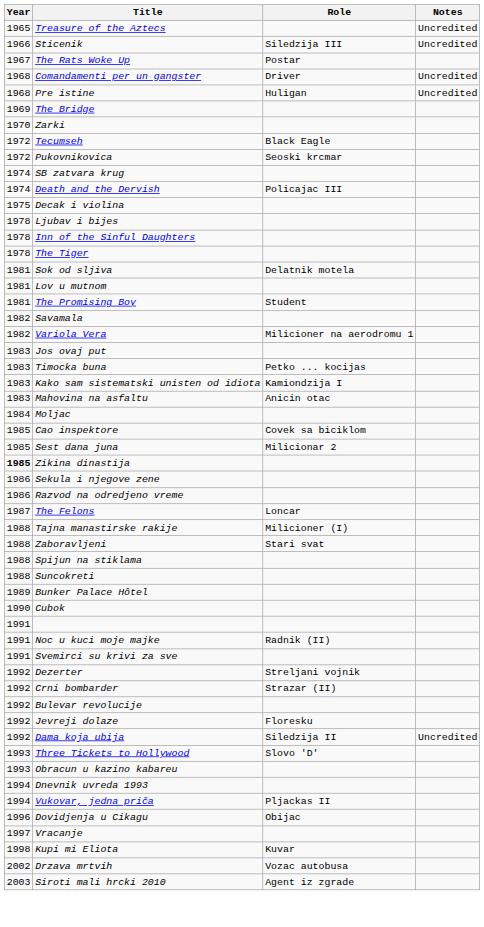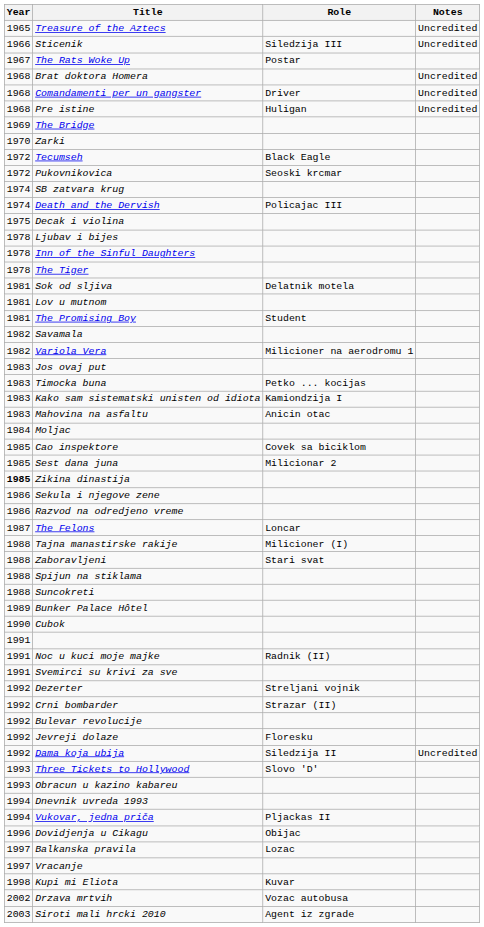+ row: (91, 77)
+ row: (86, 850)
